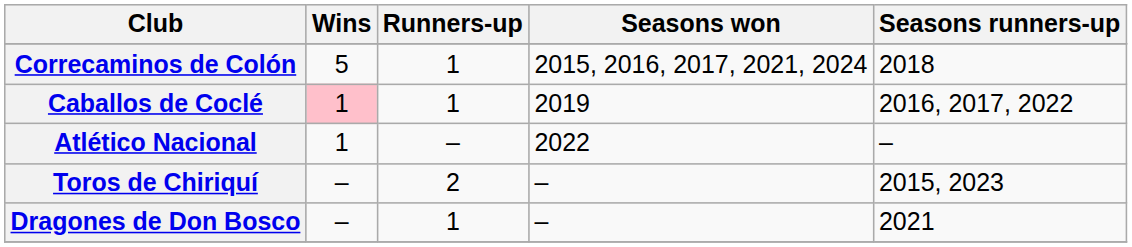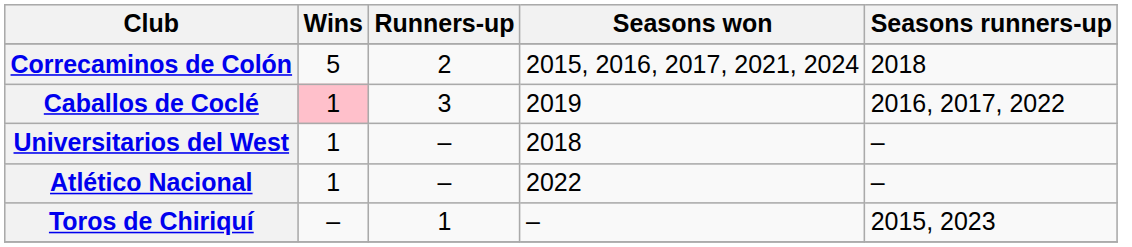(453, 63) 1 -> (445, 63) 2
(453, 103) 1 -> (445, 103) 3
+ row: (151, 143)
(453, 182) 2 -> (445, 222) 1
- row: (155, 222)
